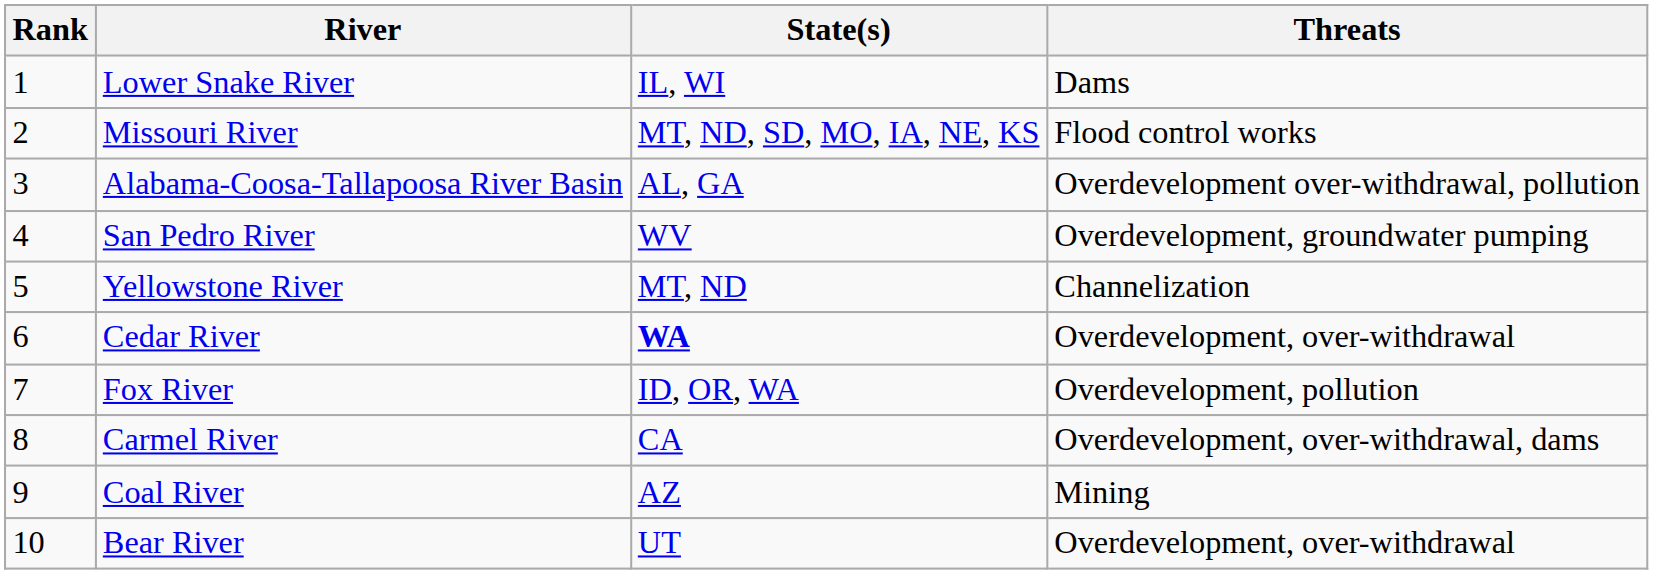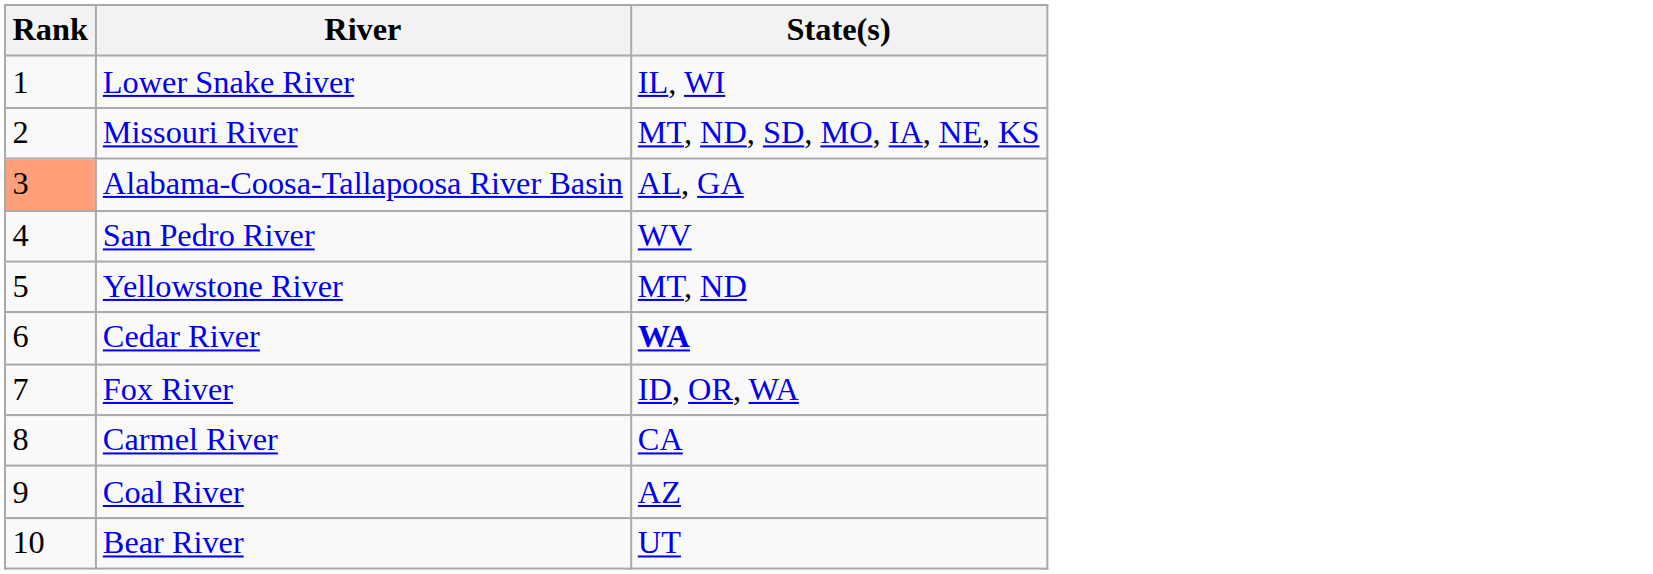- column: (1347, 30)
(21, 183) no background -> (21, 183) lightsalmon background
